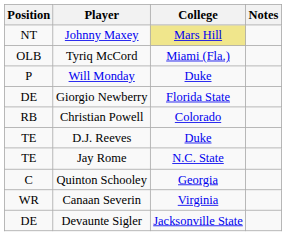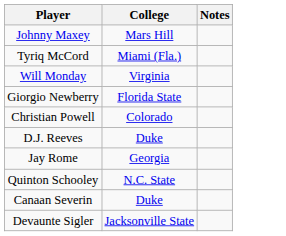- column: (29, 14)
(198, 35) khaki background -> (149, 35) no background
(198, 76) Duke -> (149, 76) Virginia
(198, 158) N.C. State -> (149, 158) Georgia
(198, 179) Georgia -> (149, 179) N.C. State
(198, 199) Virginia -> (149, 199) Duke
